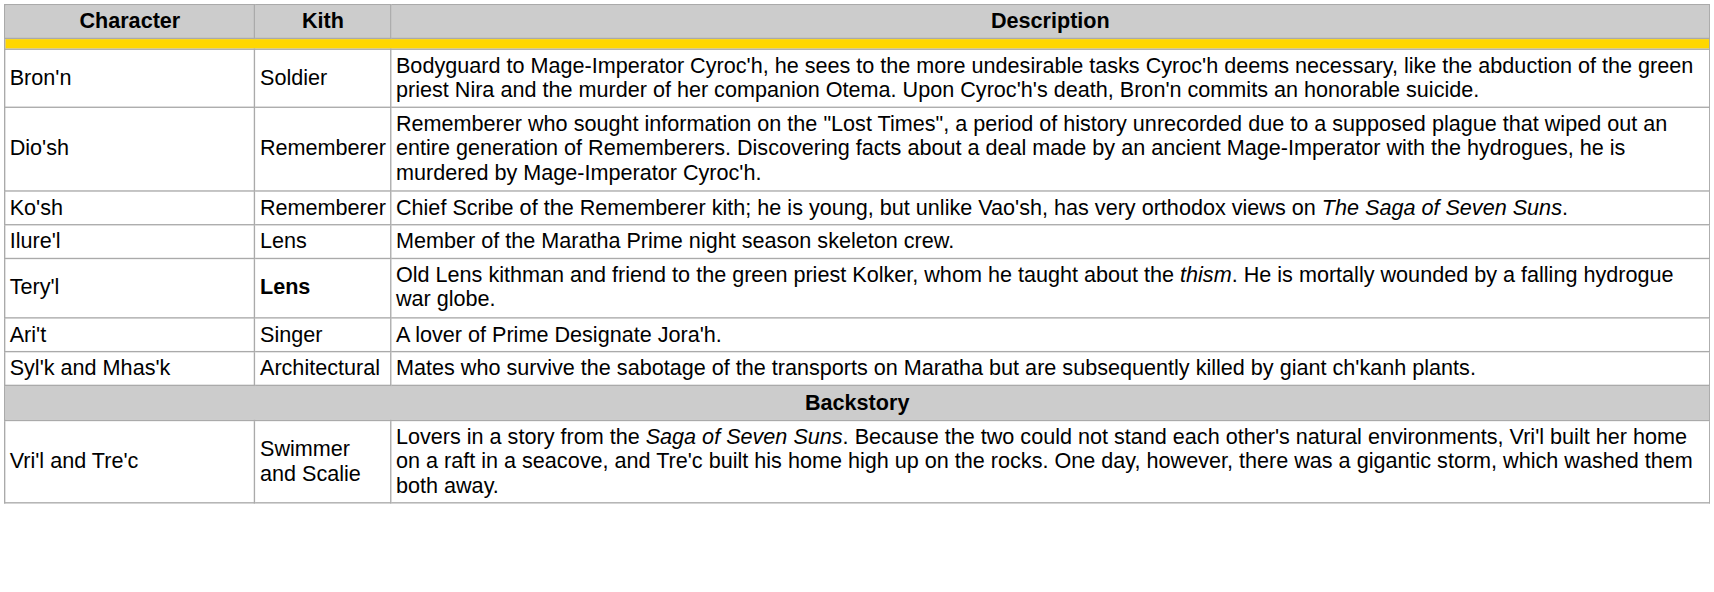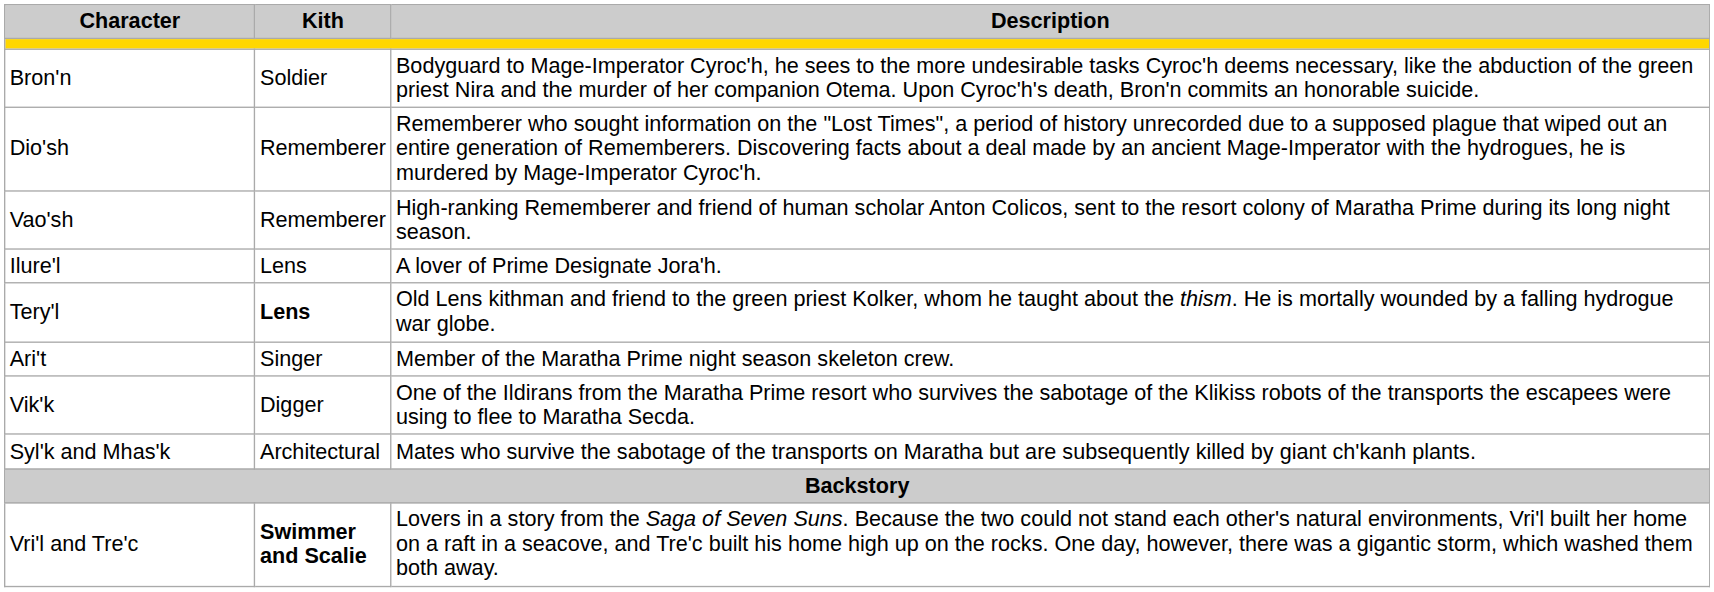+ row: (42, 219)
- row: (36, 207)
(675, 241) Member of the Maratha Prime night season skeleton crew. -> (559, 265) A lover of Prime Designate Jora'h.
(559, 334) A lover of Prime Designate Jora'h. -> (675, 358) Member of the Maratha Prime night season skeleton crew.
+ row: (32, 405)
(310, 461) normal -> (313, 544) bold
